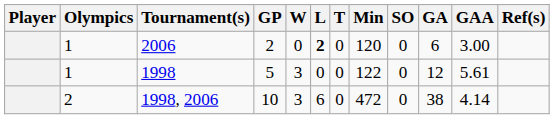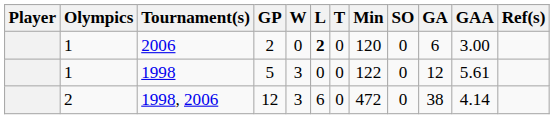(270, 99) 10 -> (270, 99) 12
